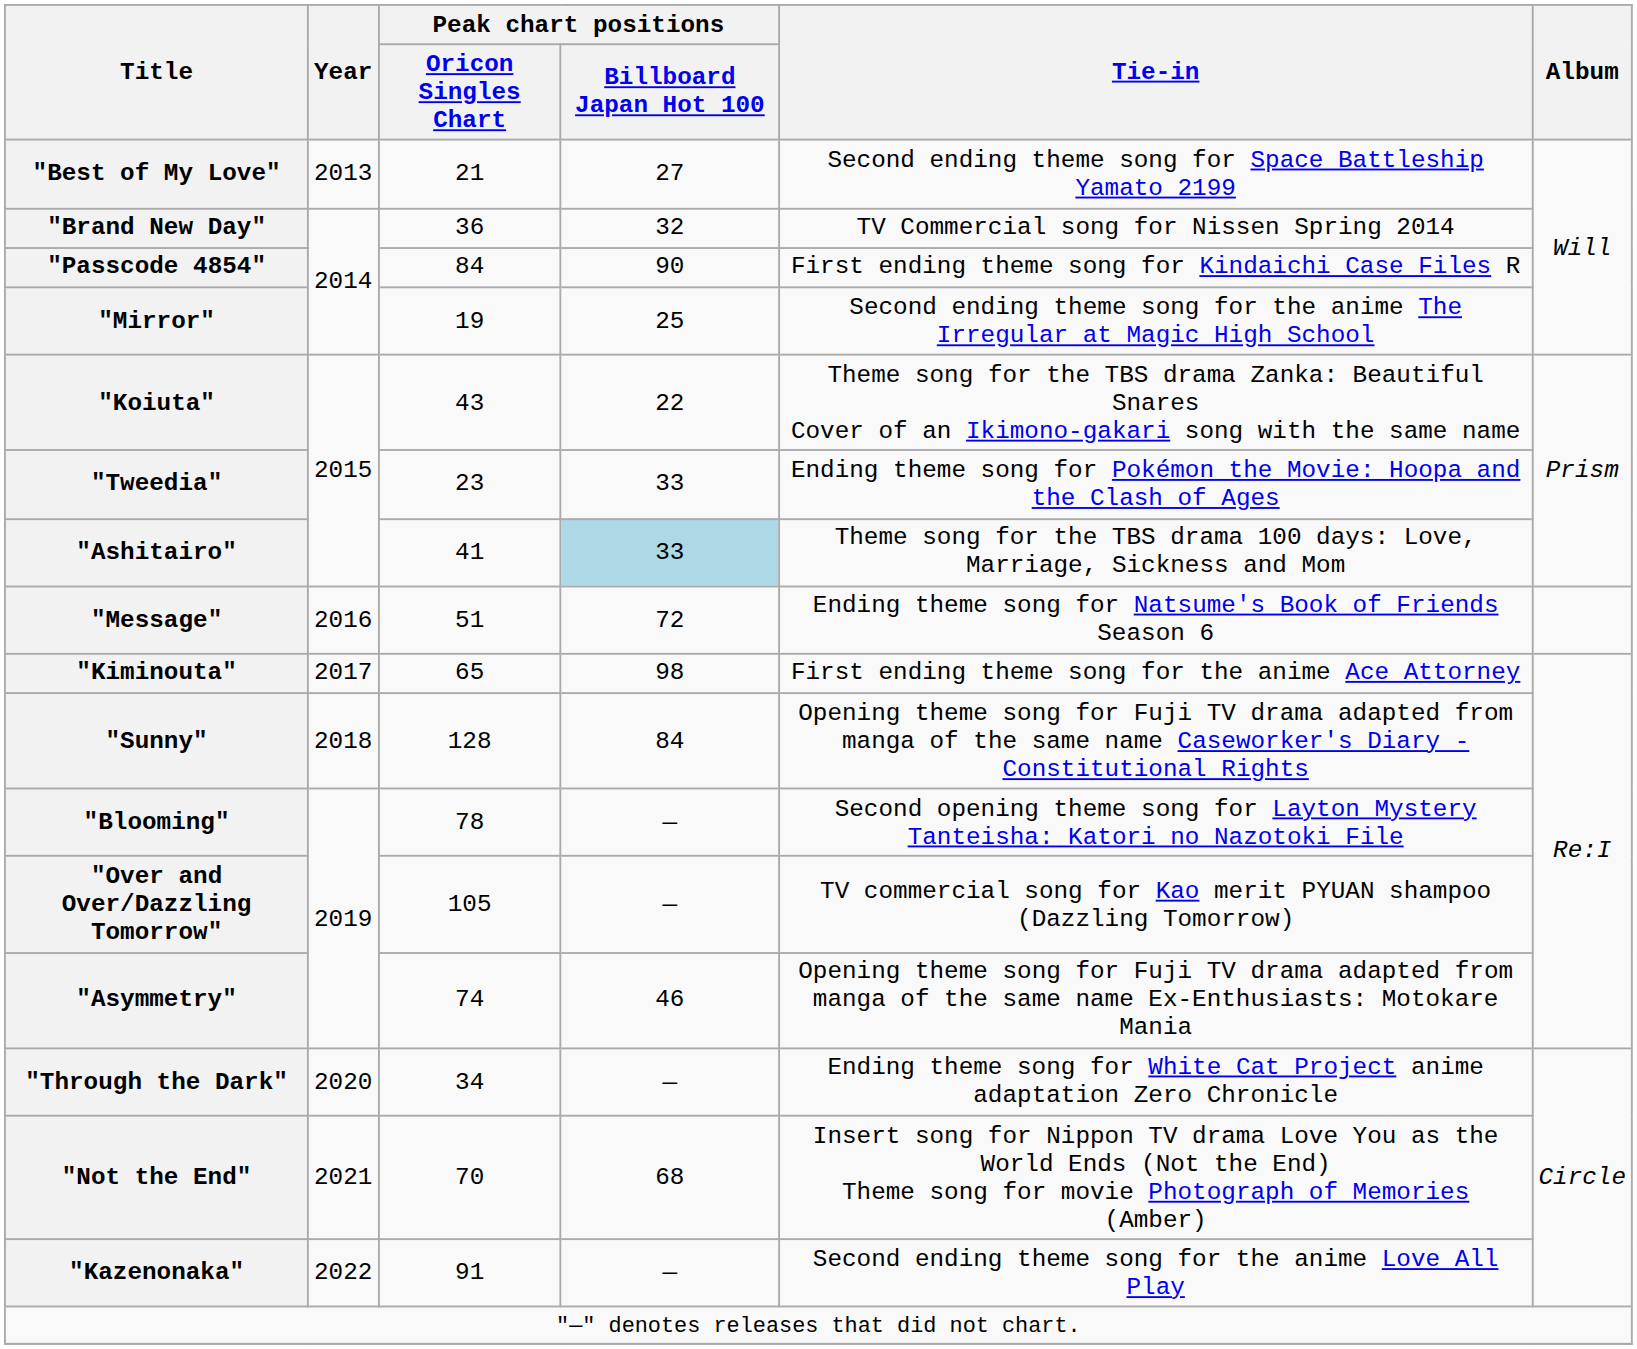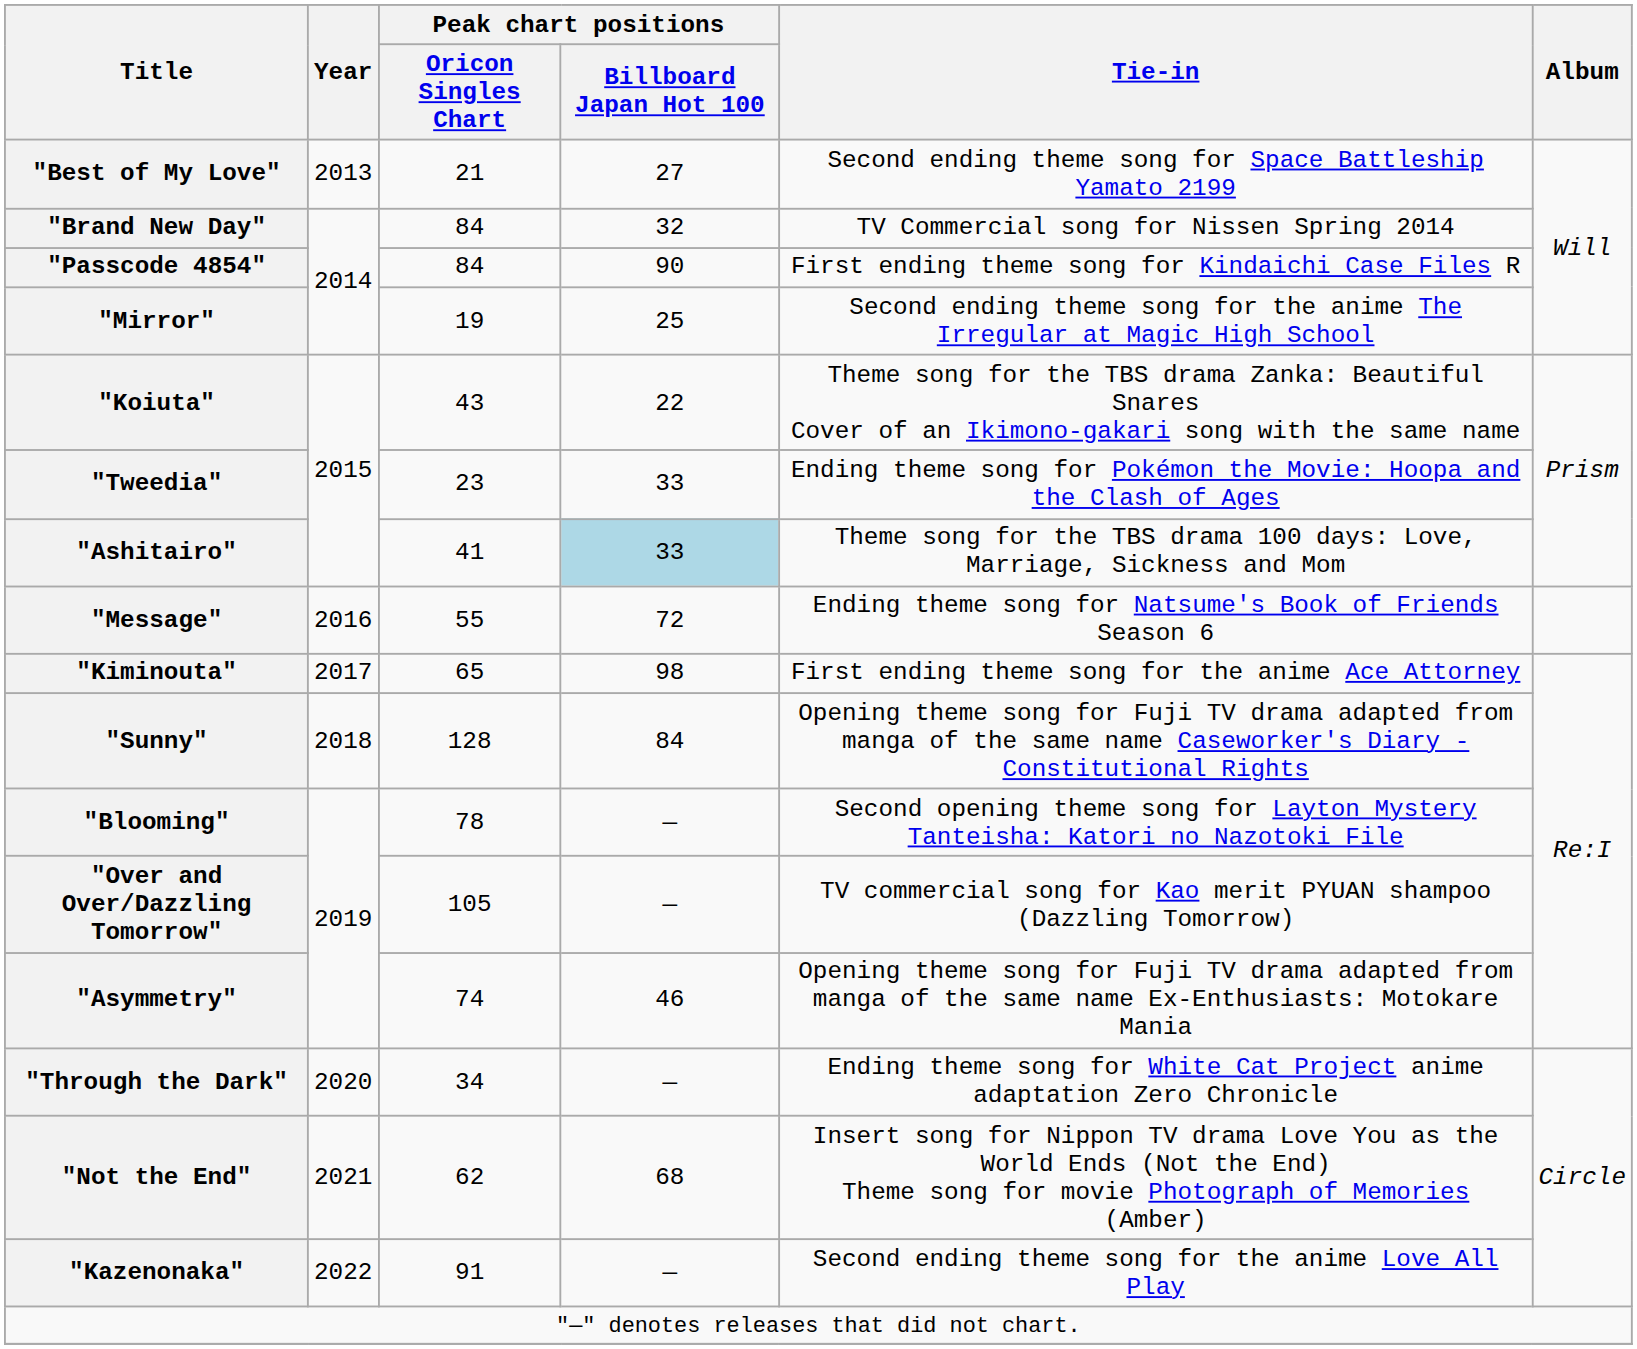(470, 228) 36 -> (470, 228) 84
(470, 620) 51 -> (470, 620) 55
(470, 1178) 70 -> (470, 1178) 62
